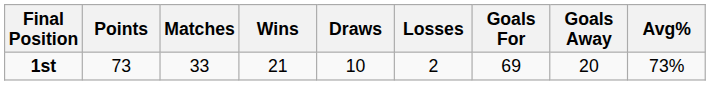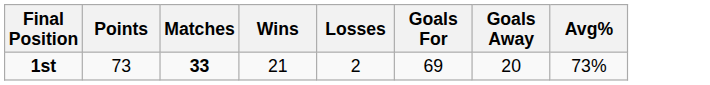- column: (356, 29)
(200, 66) normal -> (200, 66) bold
